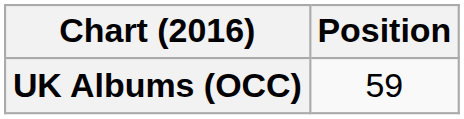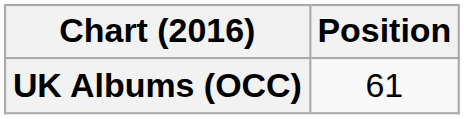(384, 85) 59 -> (384, 85) 61
